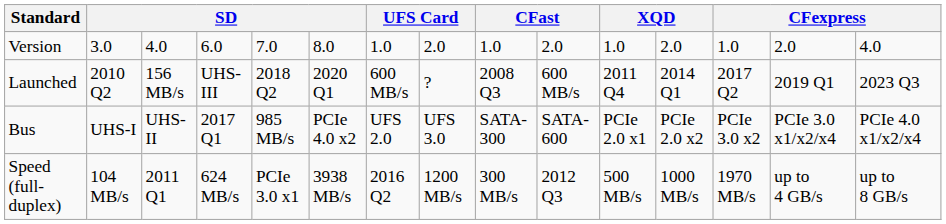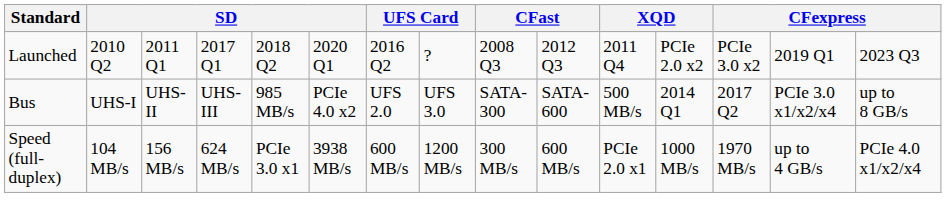- row: (35, 45)
(165, 82) 156 MB/s -> (162, 55) 2011 Q1
(221, 82) UHS-III -> (218, 55) 2017 Q1
(389, 82) 600 MB/s -> (387, 55) 2016 Q2
(561, 82) 600 MB/s -> (559, 55) 2012 Q3
(678, 82) 2014 Q1 -> (682, 55) PCIe 2.0 x2
(735, 82) 2017 Q2 -> (739, 55) PCIe 3.0 x2
(218, 129) 2017 Q1 -> (221, 102) UHS-III
(625, 129) PCIe 2.0 x1 -> (622, 102) 500 MB/s
(682, 129) PCIe 2.0 x2 -> (678, 102) 2014 Q1
(739, 129) PCIe 3.0 x2 -> (735, 102) 2017 Q2
(890, 129) PCIe 4.0 x1/x2/x4 -> (884, 102) up to 8 GB/s
(162, 186) 2011 Q1 -> (165, 158) 156 MB/s
(387, 186) 2016 Q2 -> (389, 158) 600 MB/s
(559, 186) 2012 Q3 -> (561, 158) 600 MB/s
(622, 186) 500 MB/s -> (625, 158) PCIe 2.0 x1
(884, 186) up to 8 GB/s -> (890, 158) PCIe 4.0 x1/x2/x4
